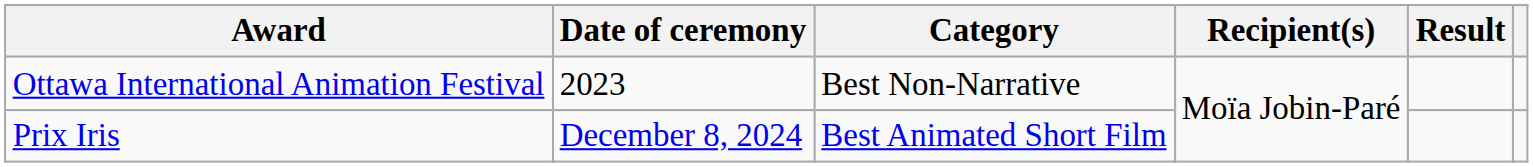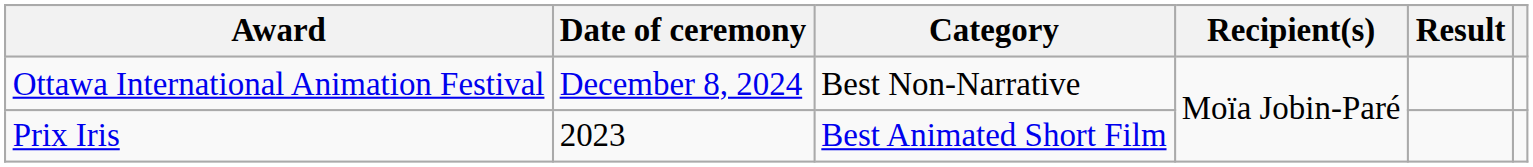(593, 82) 2023 -> (681, 82) December 8, 2024
(681, 135) December 8, 2024 -> (593, 135) 2023
